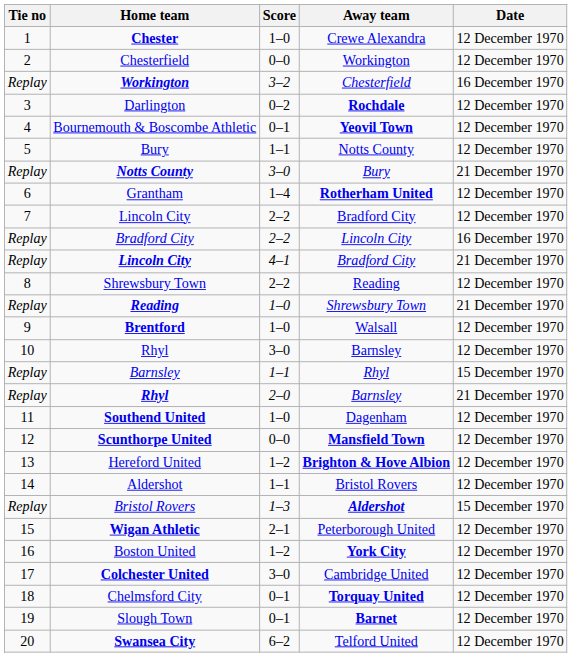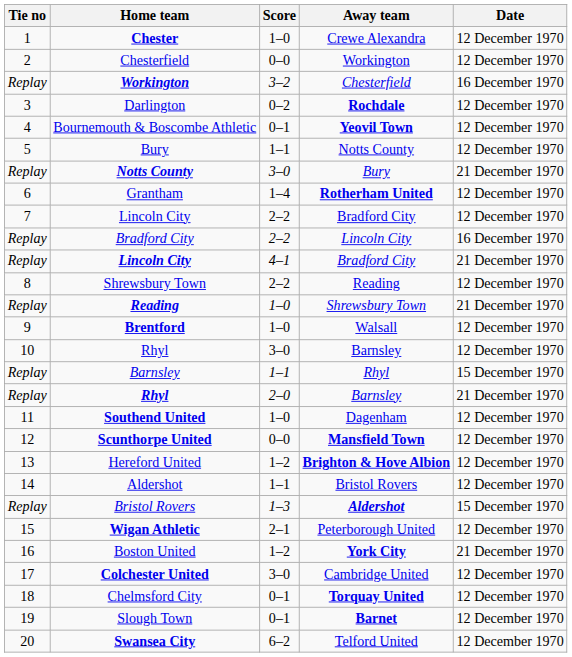(510, 551) 12 December 1970 -> (510, 551) 21 December 1970
